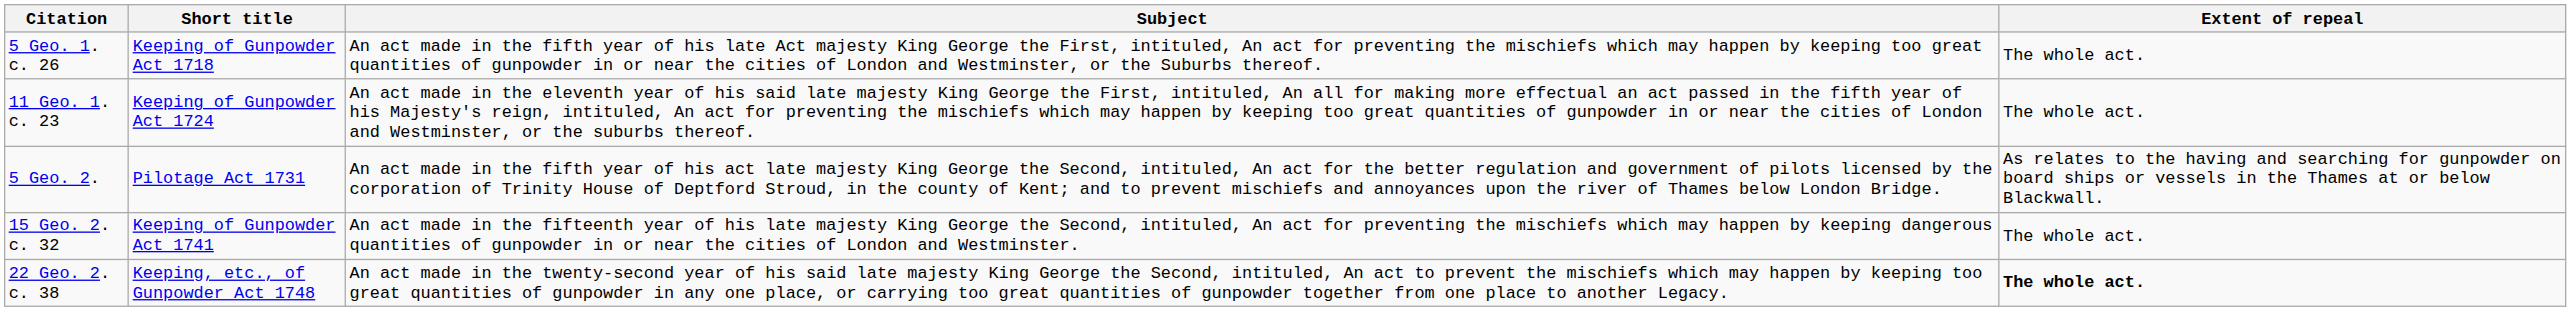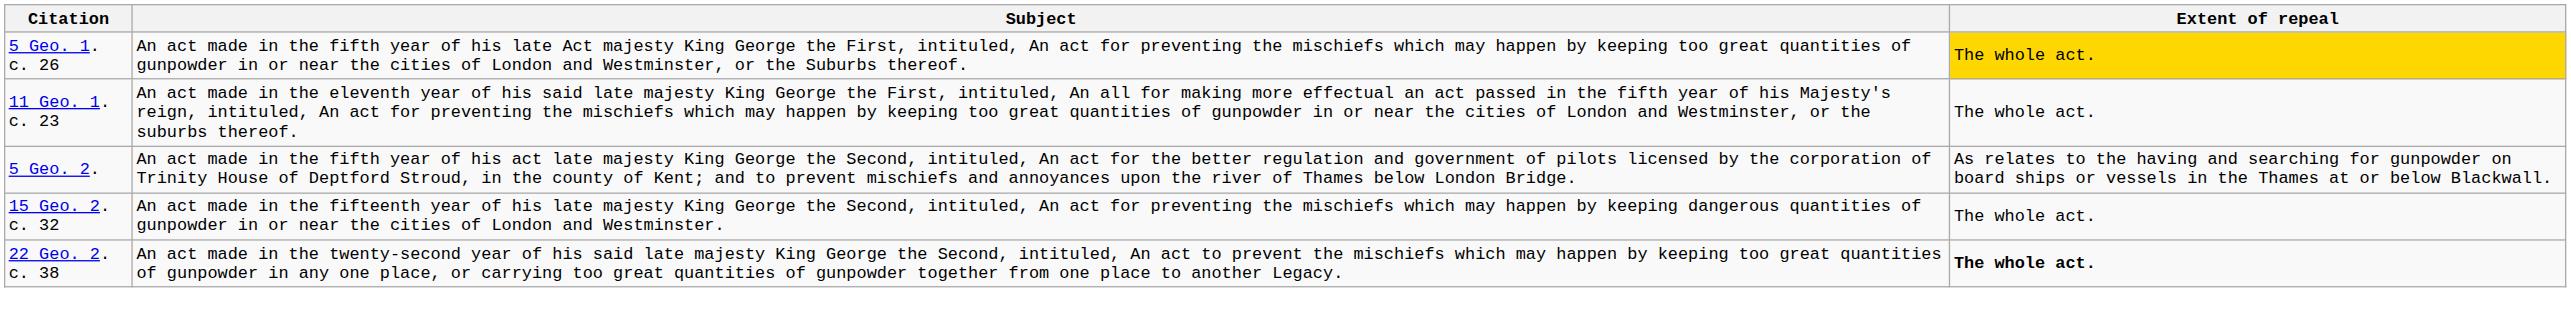- column: (237, 18)
(2074, 56) no background -> (2025, 56) gold background
